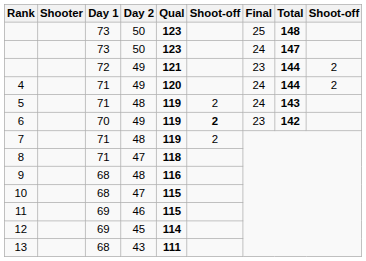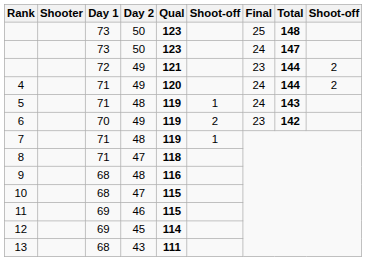(215, 103) 2 -> (215, 103) 1
(215, 121) bold -> (215, 121) normal
(215, 139) 2 -> (215, 139) 1
